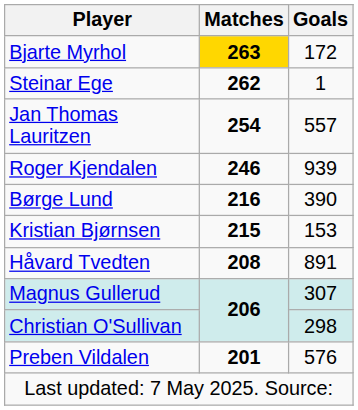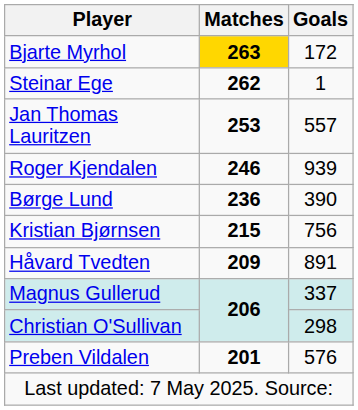(244, 125) 254 -> (244, 125) 253
(244, 199) 216 -> (244, 199) 236
(320, 231) 153 -> (320, 231) 756
(244, 262) 208 -> (244, 262) 209
(320, 294) 307 -> (320, 294) 337
